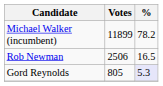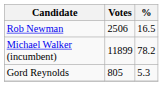rows swapped: (39, 34) <-> (35, 56)
(144, 72) lavender background -> (144, 72) no background
